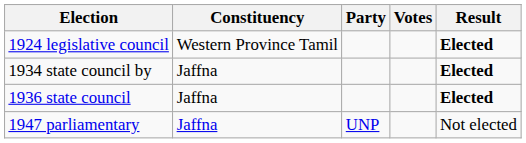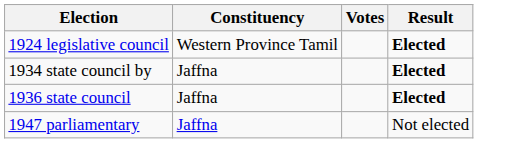- column: (366, 17)
